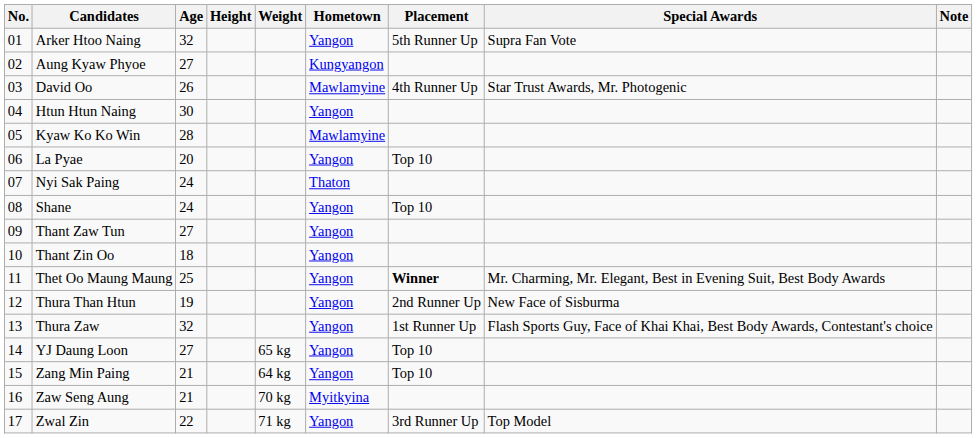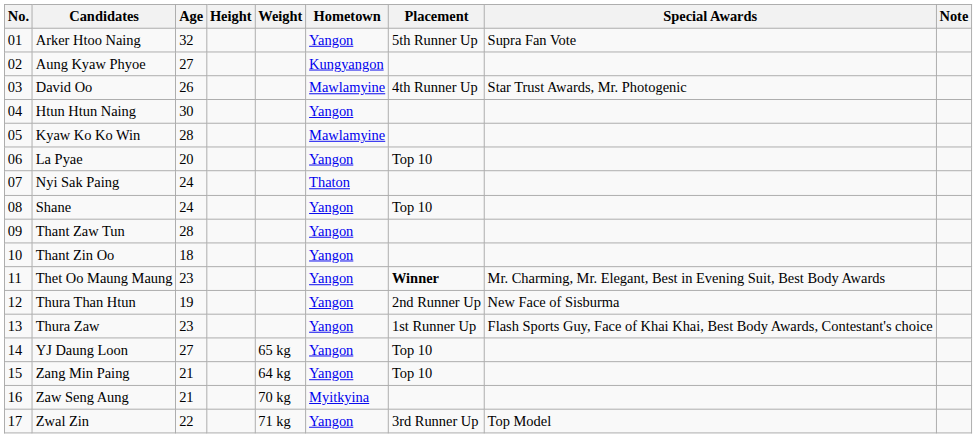(186, 230) 27 -> (186, 230) 28
(186, 278) 25 -> (186, 278) 23
(186, 326) 32 -> (186, 326) 23
